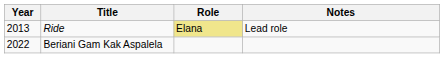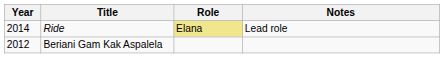(18, 28) 2013 -> (18, 28) 2014
(18, 45) 2022 -> (18, 45) 2012
